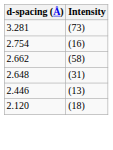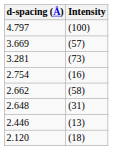+ row: (18, 28)
+ row: (18, 43)
